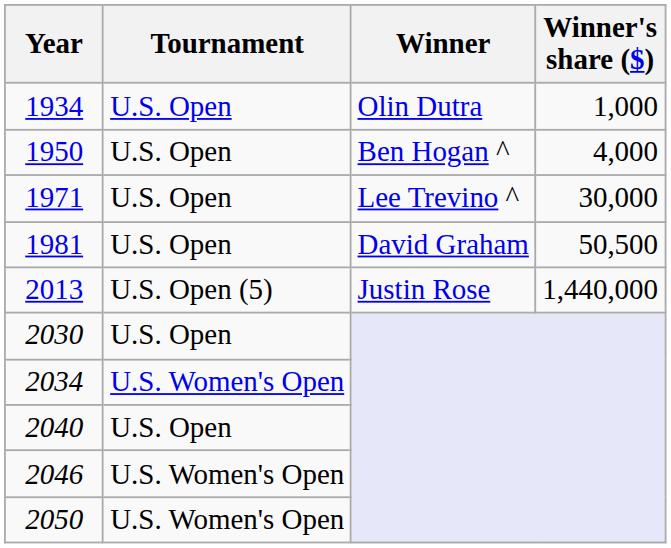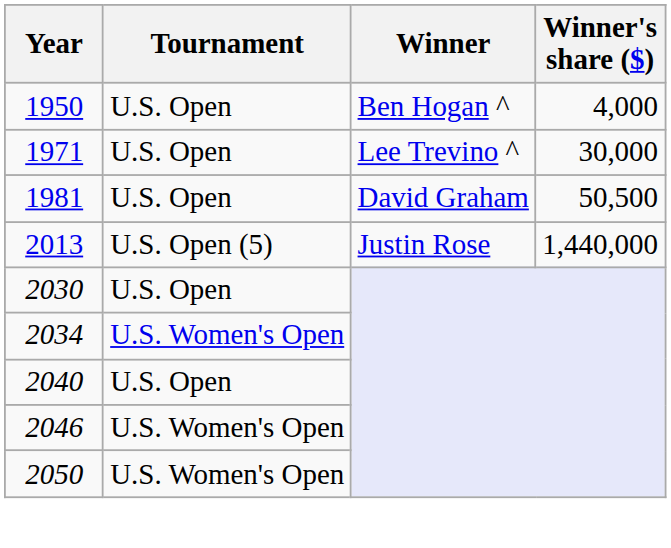- row: (54, 105)
